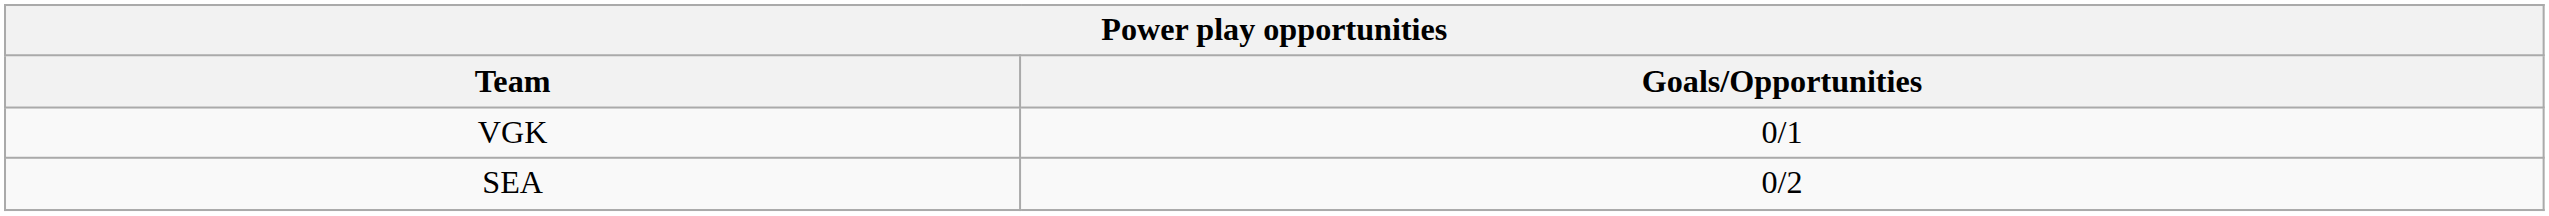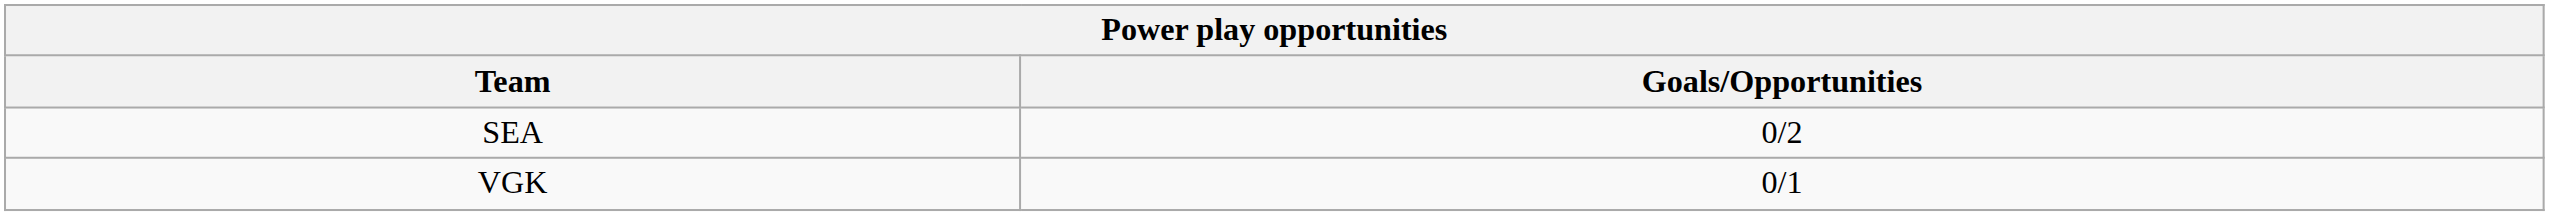rows swapped: (513, 132) <-> (513, 183)
